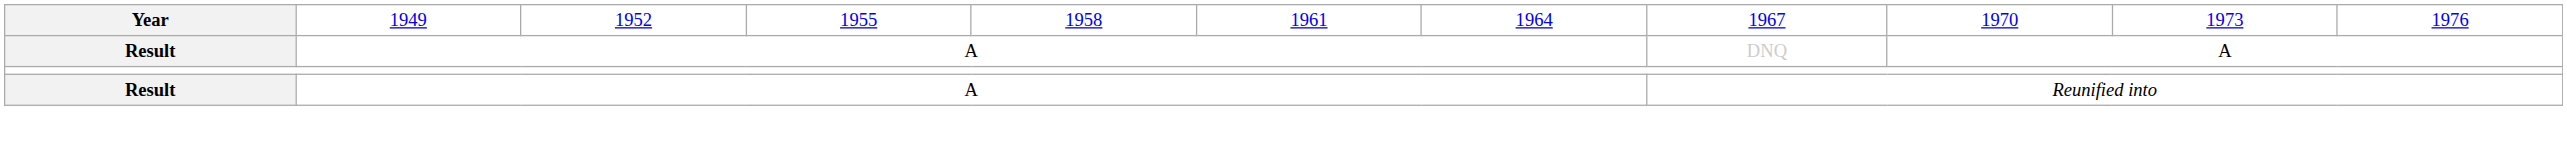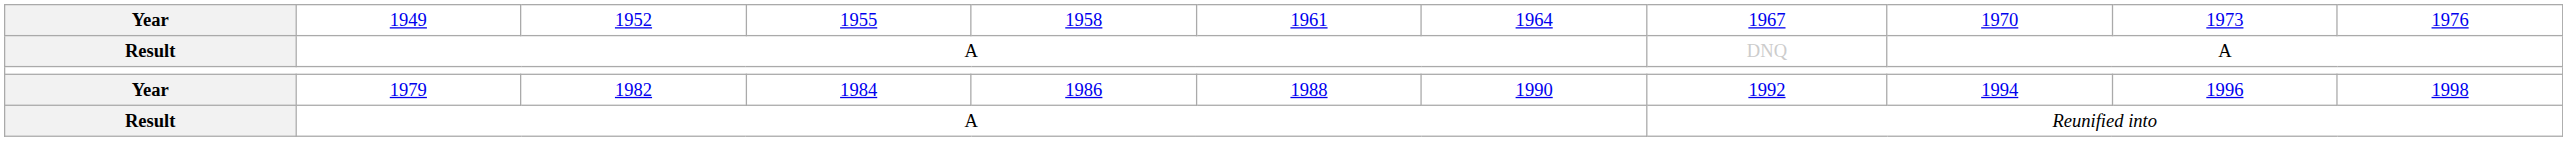+ row: (150, 90)
